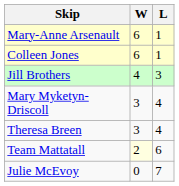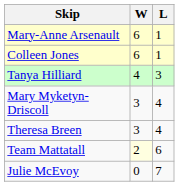- row: (39, 75)
+ row: (44, 75)
